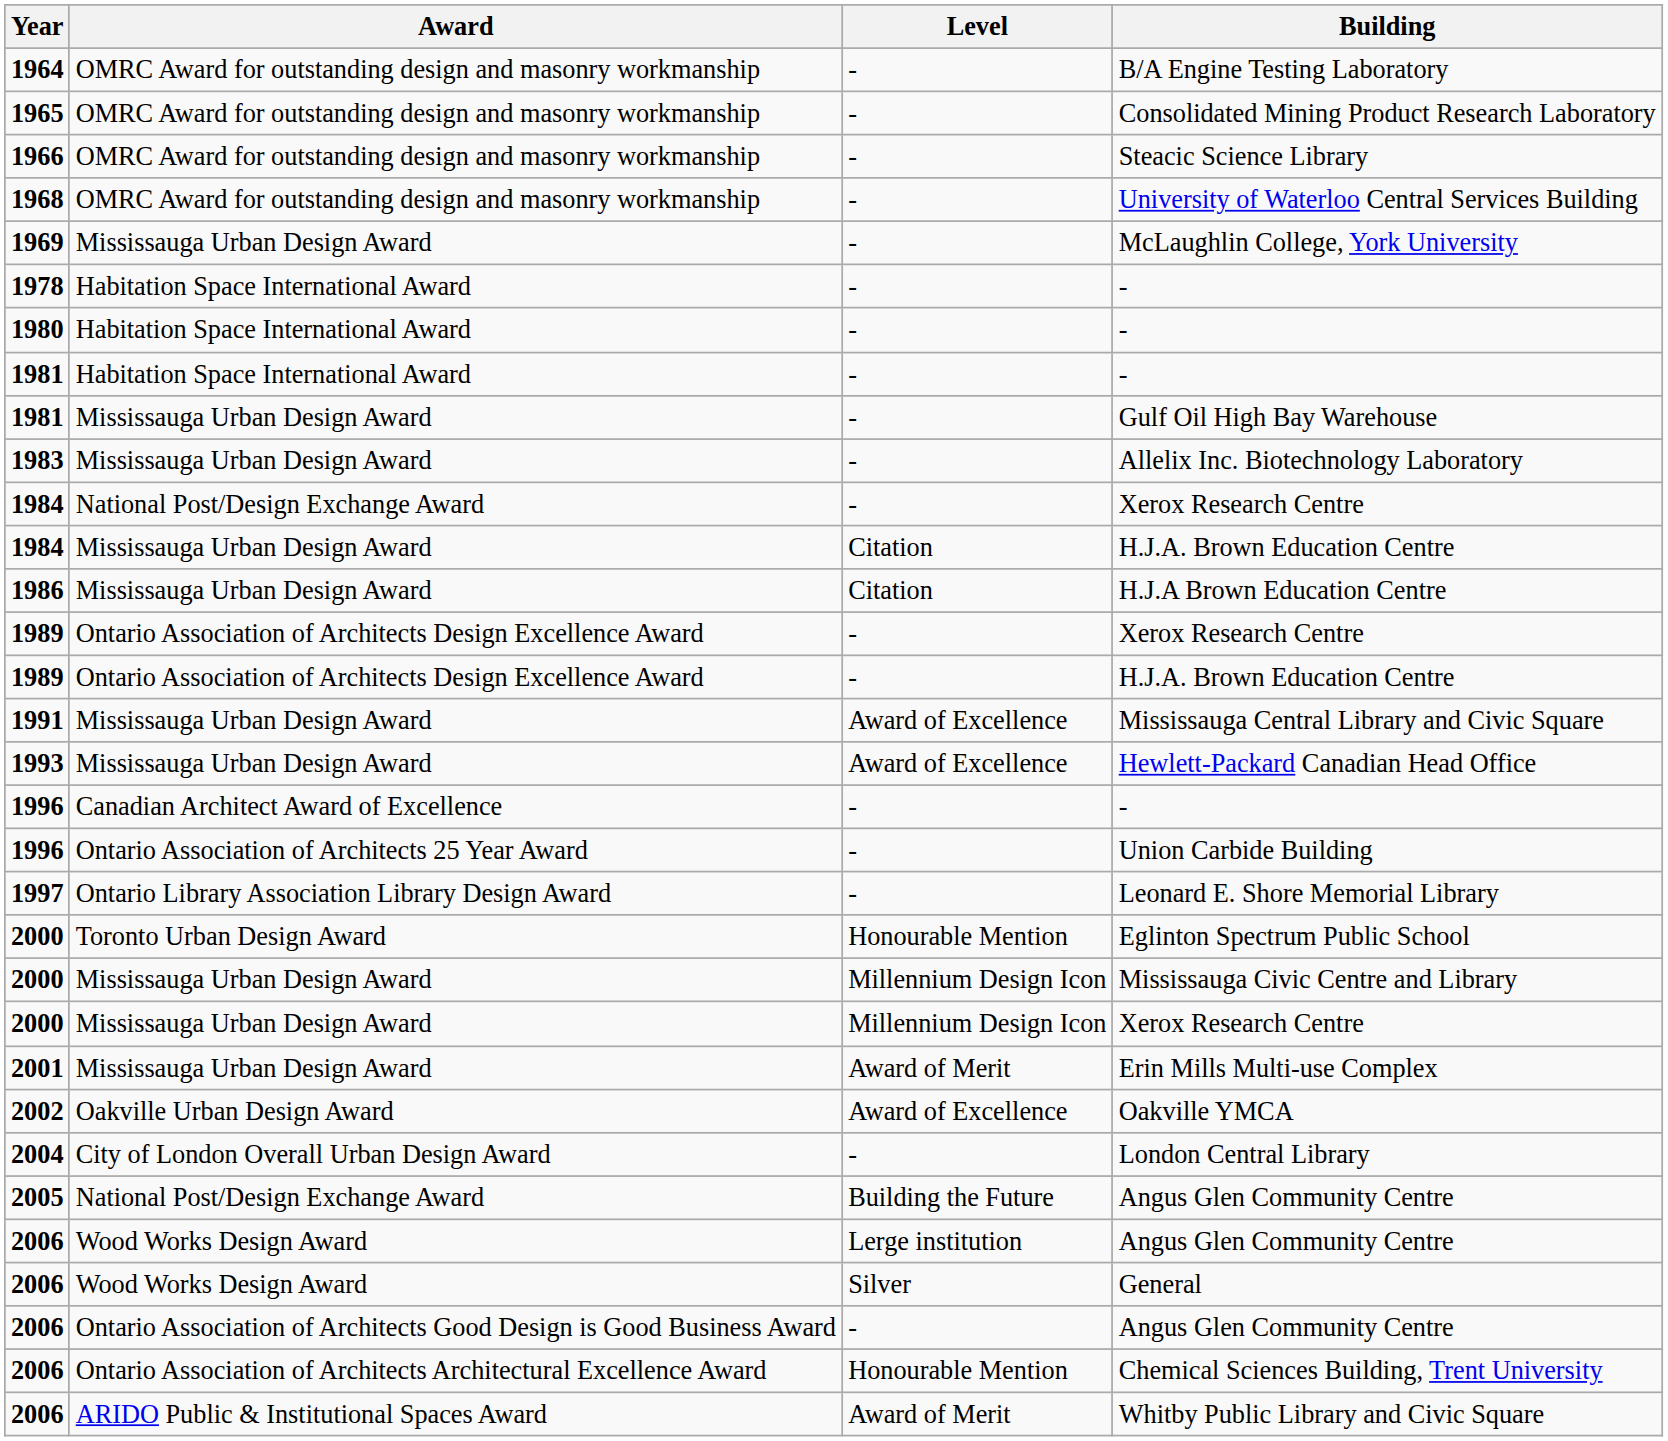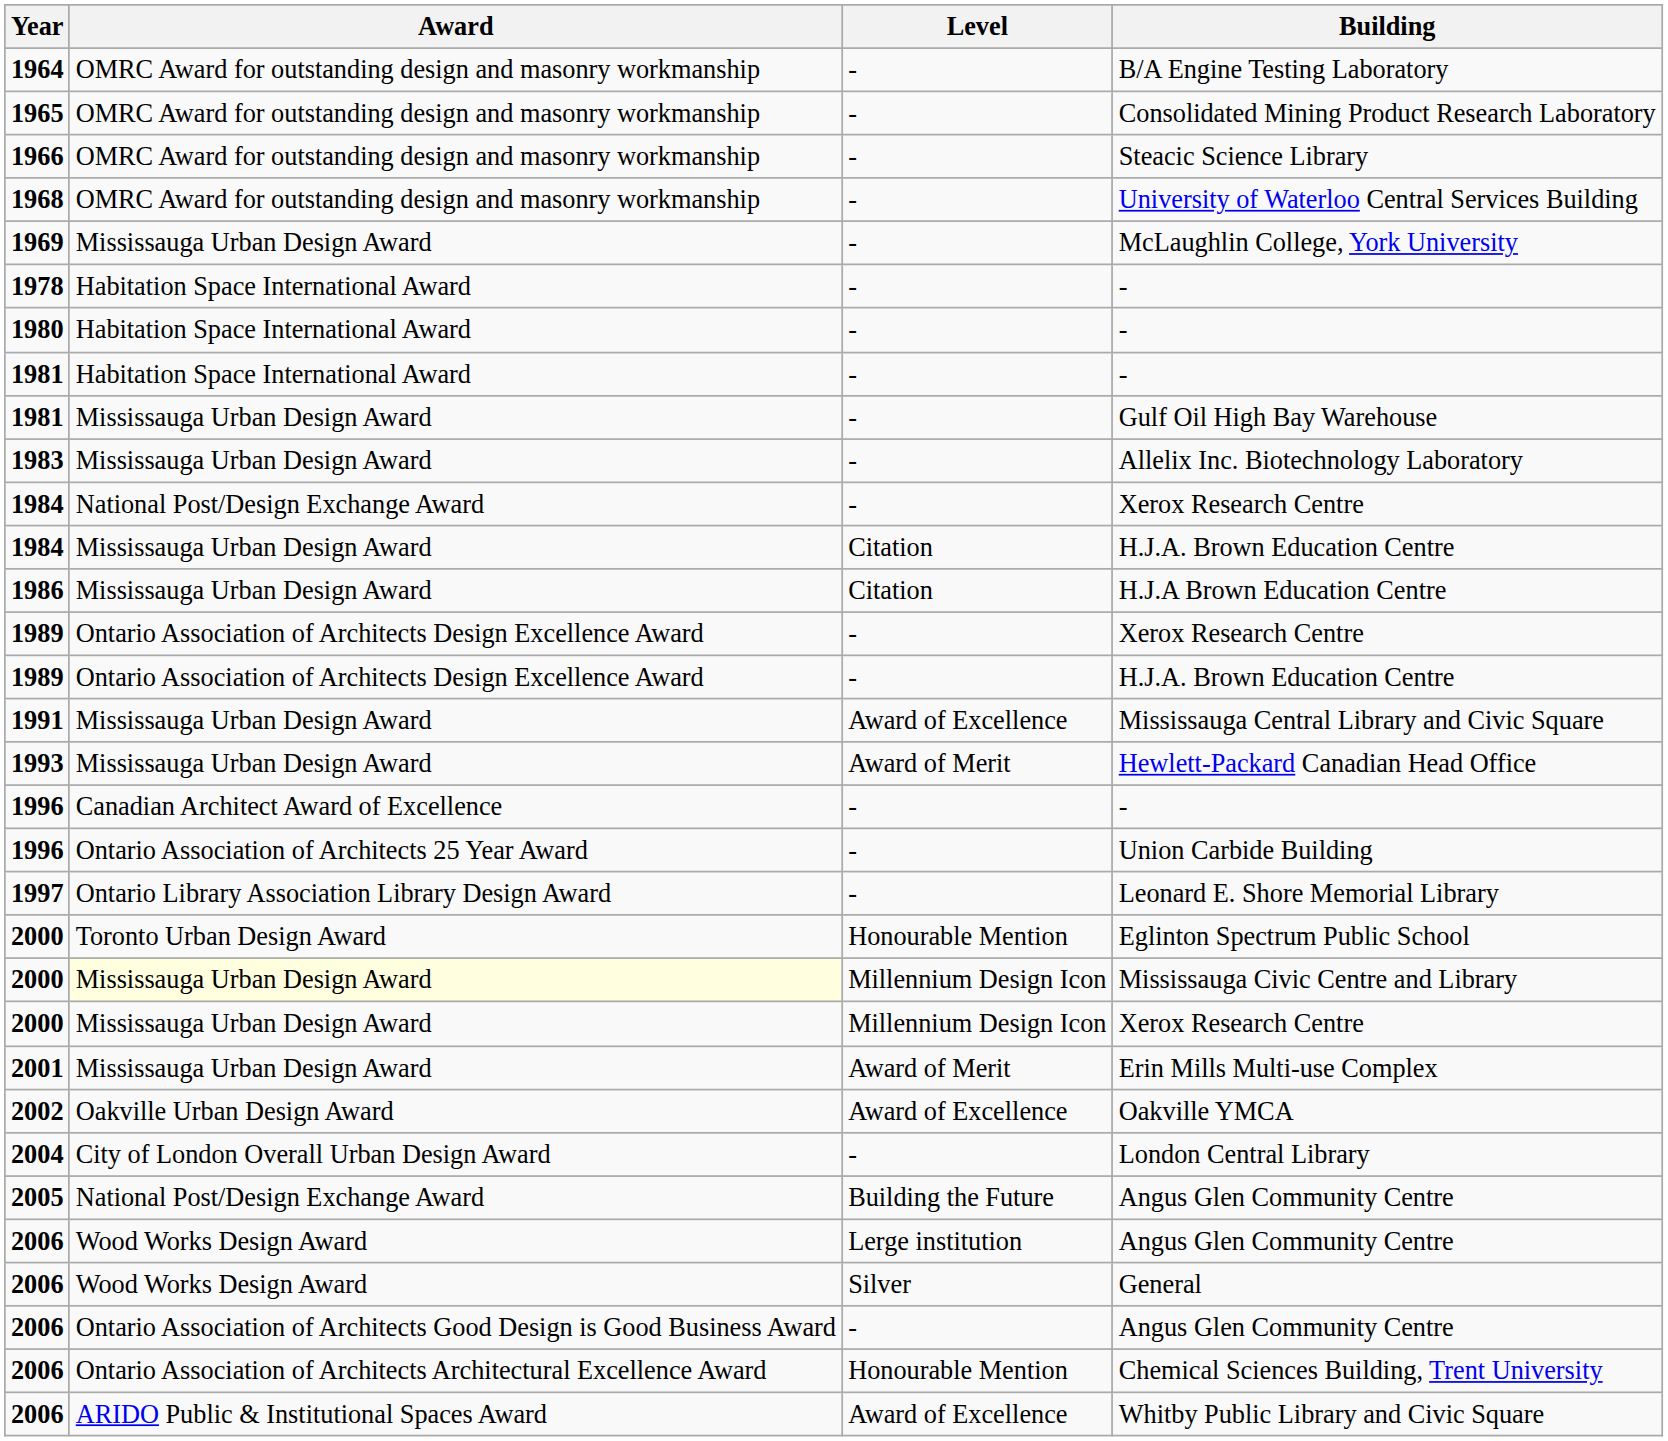(958, 763) Award of Excellence -> (929, 763) Award of Merit
(254, 980) no background -> (254, 980) lightyellow background
(929, 1413) Award of Merit -> (958, 1413) Award of Excellence
